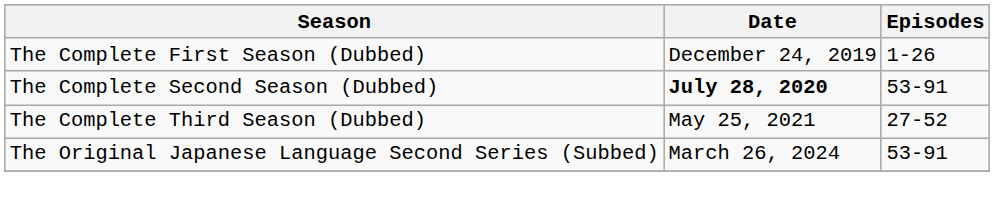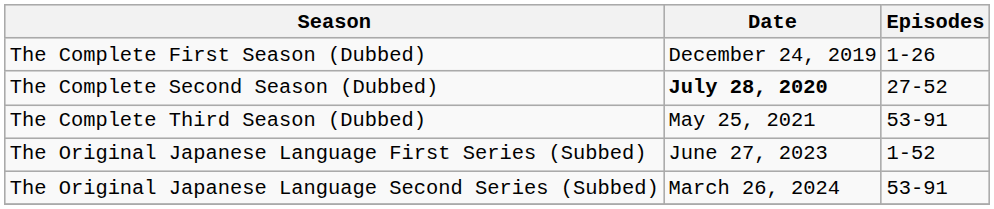(917, 88) 53-91 -> (917, 88) 27-52
(917, 121) 27-52 -> (917, 121) 53-91
+ row: (328, 154)
